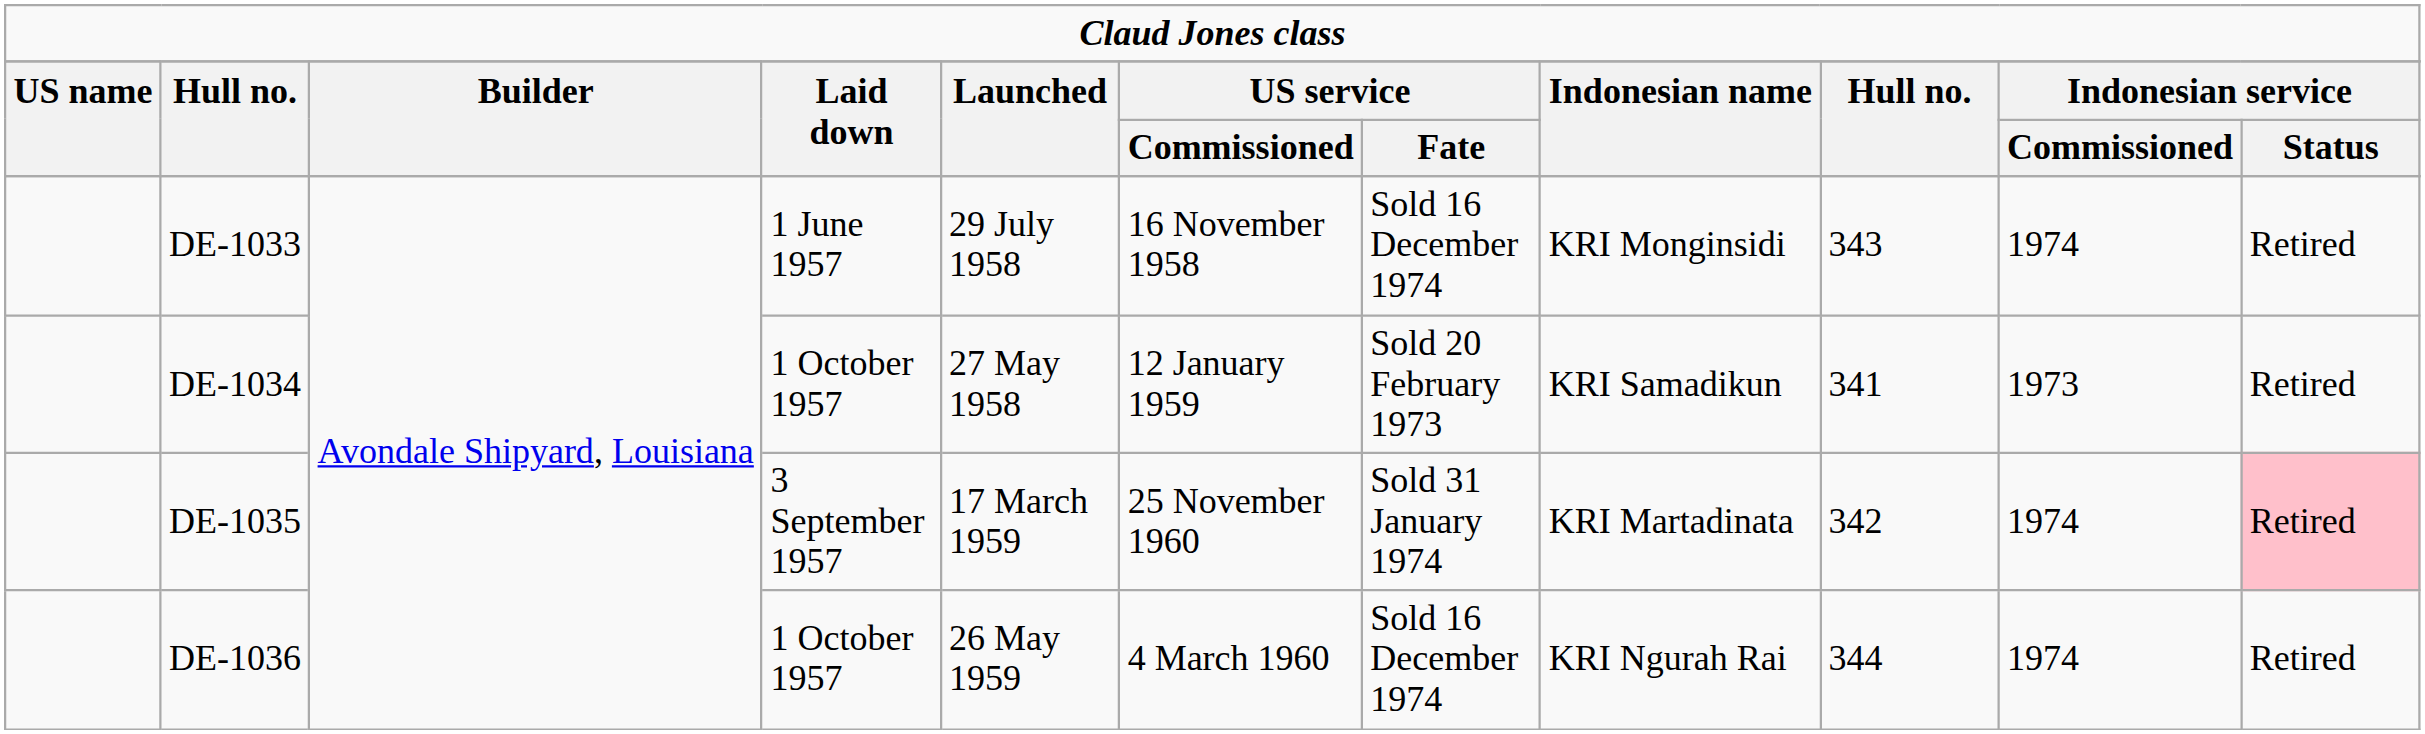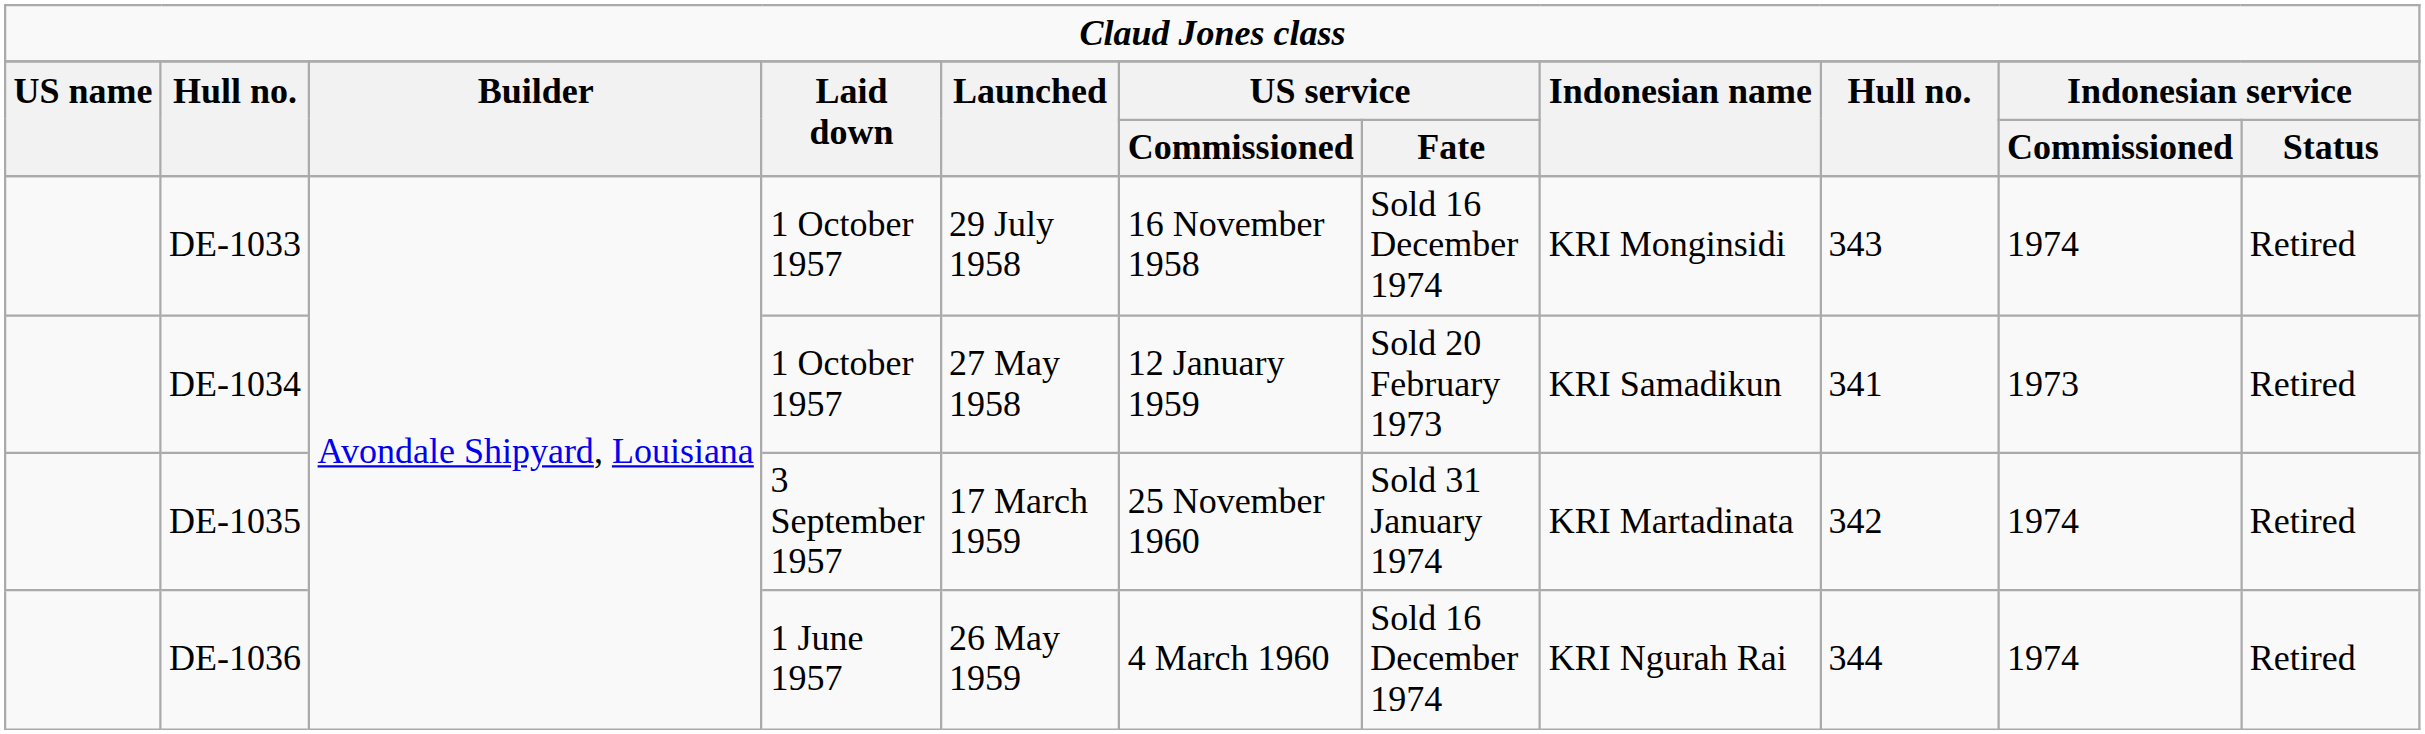(817, 244) 1 June 1957 -> (842, 244) 1 October 1957
(2303, 521) pink background -> (2303, 521) no background
(842, 659) 1 October 1957 -> (817, 659) 1 June 1957
